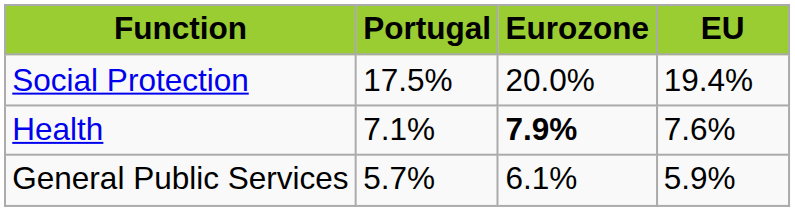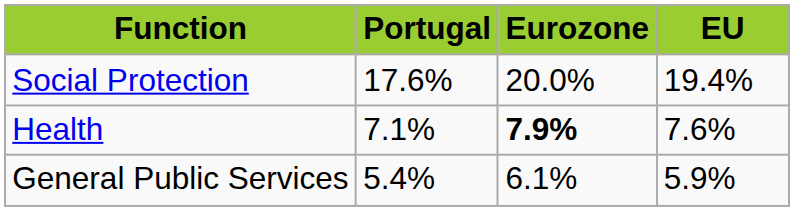(408, 79) 17.5% -> (408, 79) 17.6%
(399, 179) 5.7% -> (399, 179) 5.4%
